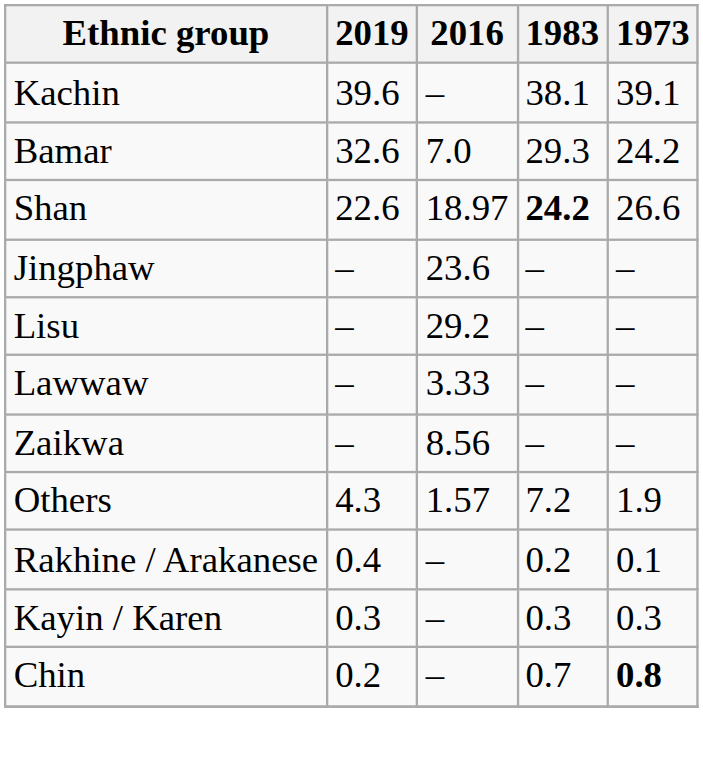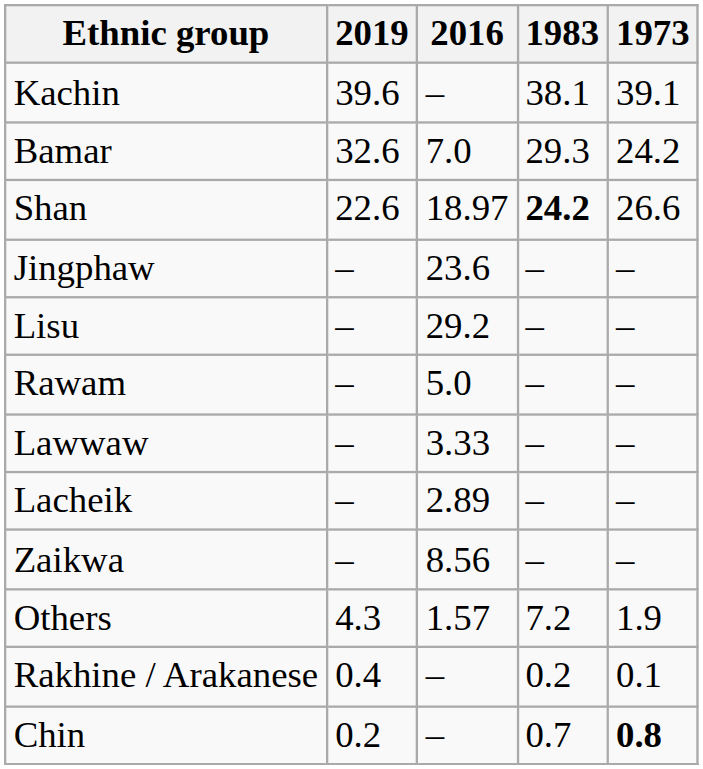+ row: (70, 383)
+ row: (73, 500)
- row: (118, 617)
